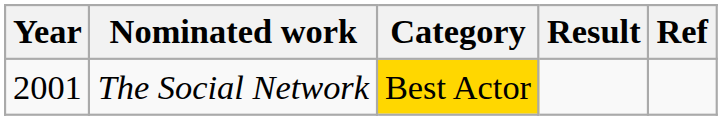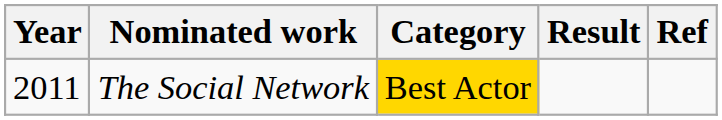(47, 86) 2001 -> (47, 86) 2011
